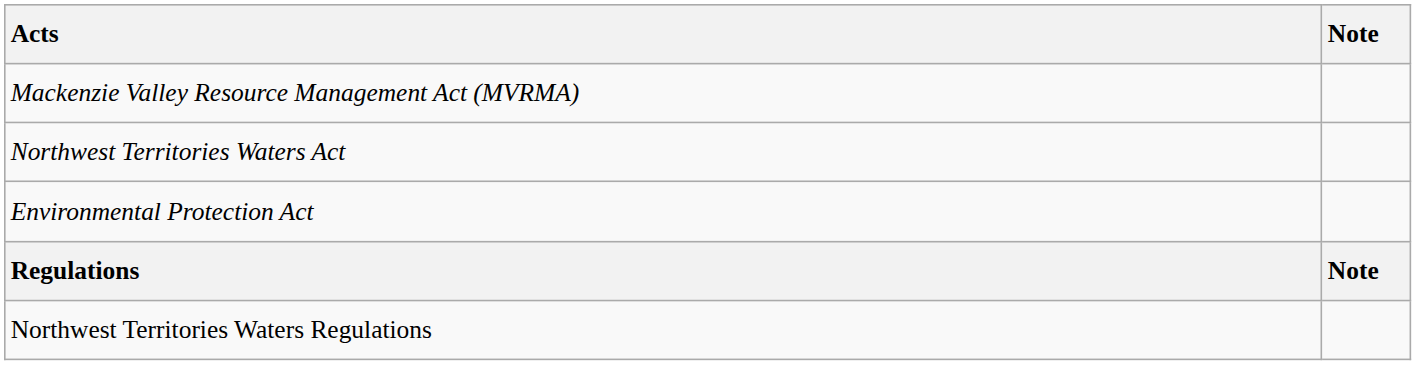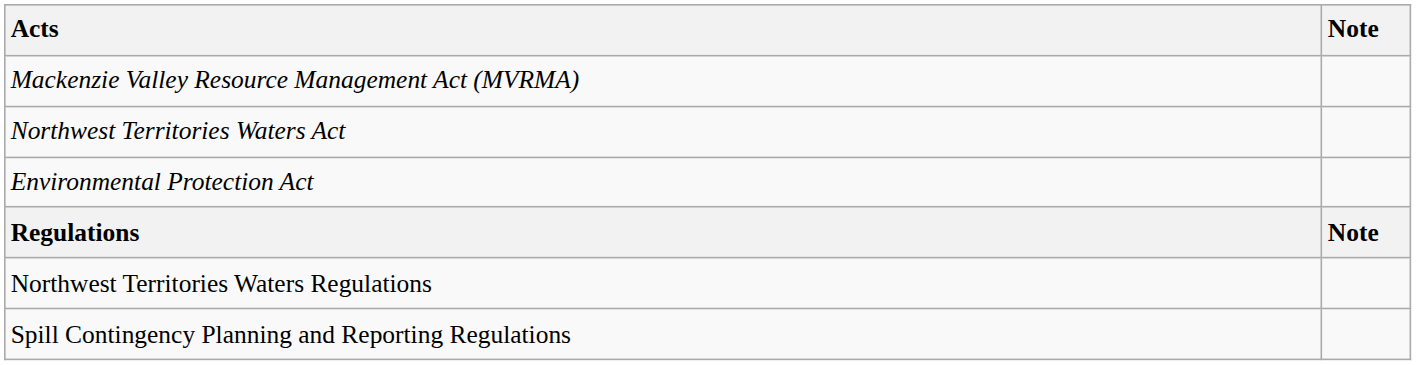+ row: (291, 333)
